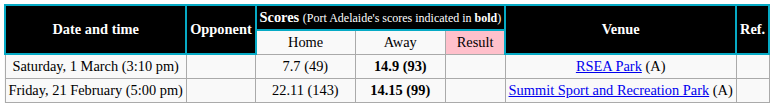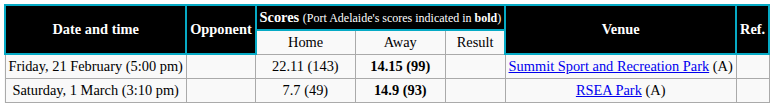(475, 42) pink background -> (475, 42) no background
rows swapped: (96, 90) <-> (96, 66)
